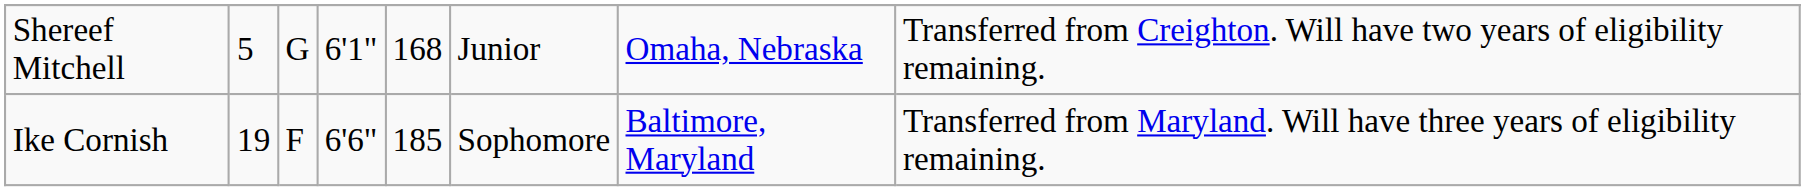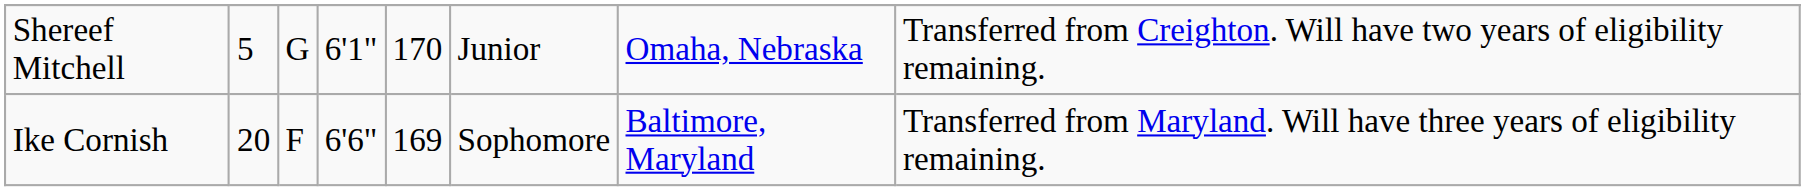(417, 49) 168 -> (417, 49) 170
(254, 139) 19 -> (254, 139) 20
(417, 139) 185 -> (417, 139) 169
